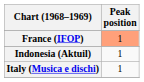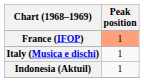rows swapped: (53, 69) <-> (53, 54)
